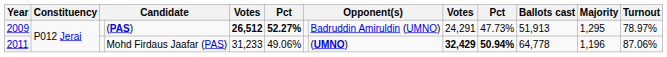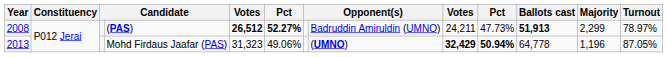(18, 28) 2009 -> (18, 28) 2008
(460, 28) 24,291 -> (461, 28) 24,211
(534, 28) normal -> (534, 28) bold
(592, 28) 1,295 -> (592, 28) 2,299
(17, 44) 2011 -> (18, 44) 2013
(247, 44) 31,233 -> (247, 44) 31,323
(640, 44) 87.06% -> (640, 44) 87.05%
